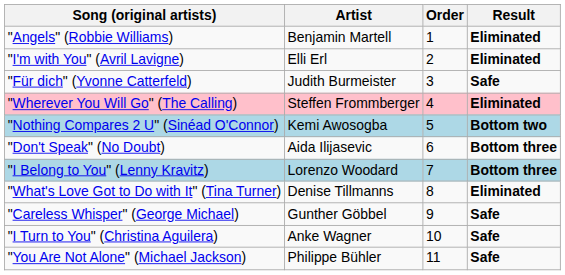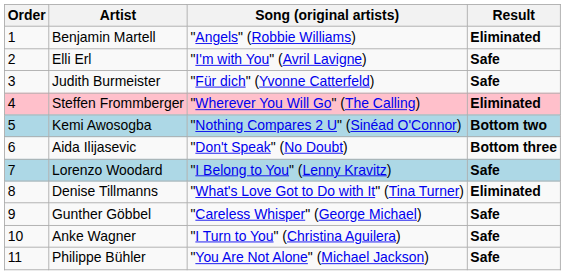columns swapped: (445, 15) <-> (144, 15)
(506, 59) Eliminated -> (485, 59) Safe
(514, 170) Bottom three -> (485, 170) Safe
